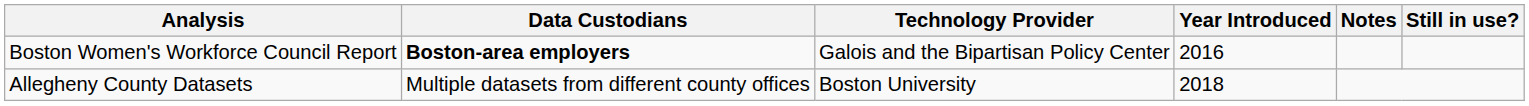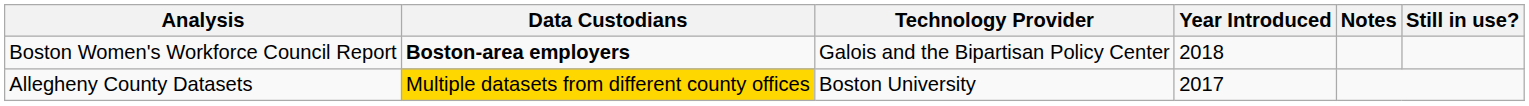(1202, 52) 2016 -> (1202, 52) 2018
(608, 84) no background -> (608, 84) gold background
(1202, 84) 2018 -> (1202, 84) 2017
